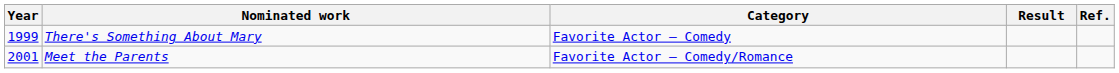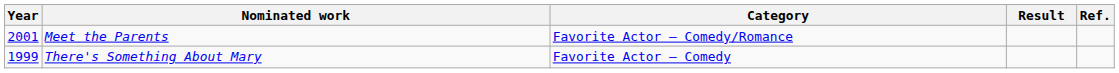rows swapped: (153, 36) <-> (107, 57)
